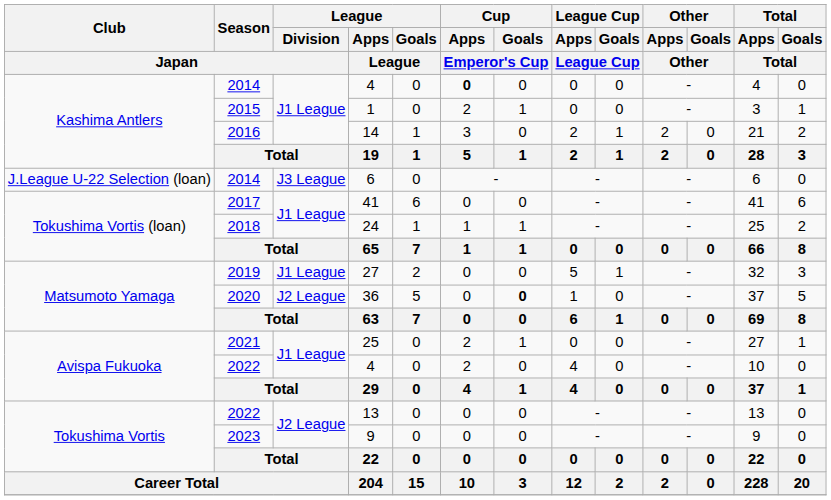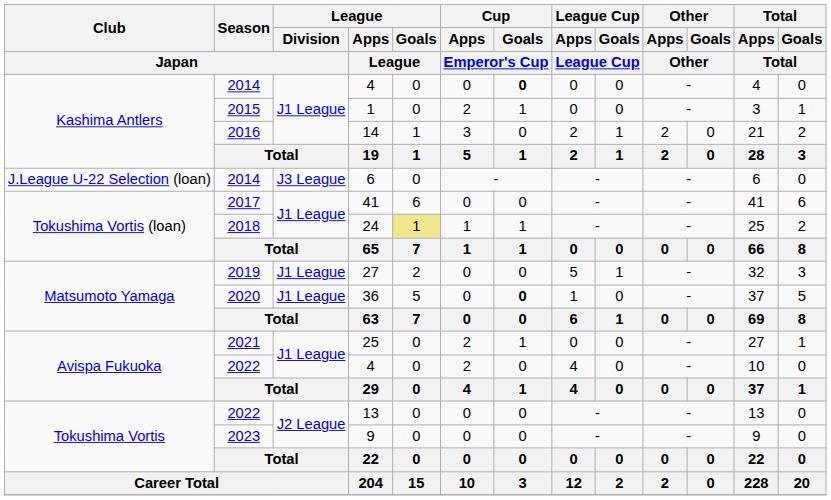(467, 86) bold -> (467, 86) normal
(523, 86) normal -> (523, 86) bold
(416, 226) no background -> (416, 226) khaki background
(311, 296) J2 League -> (311, 296) J1 League
